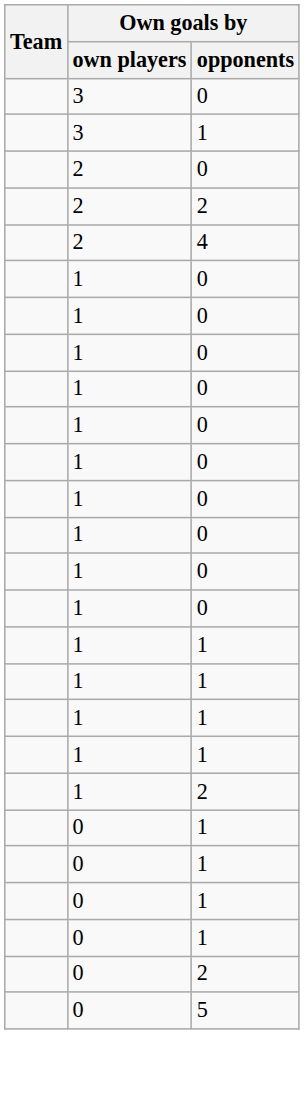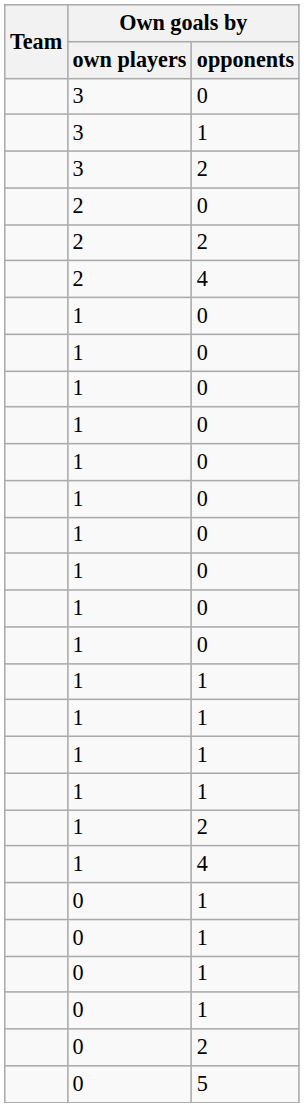+ row: (78, 169)
+ row: (78, 864)
